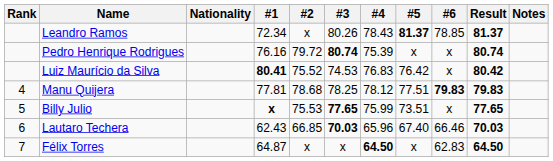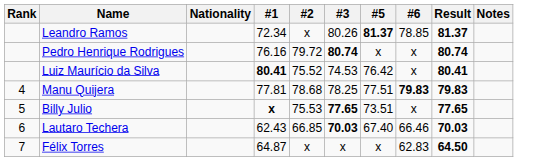- column: (378, 14)
(488, 71) 80.42 -> (453, 71) 80.41
